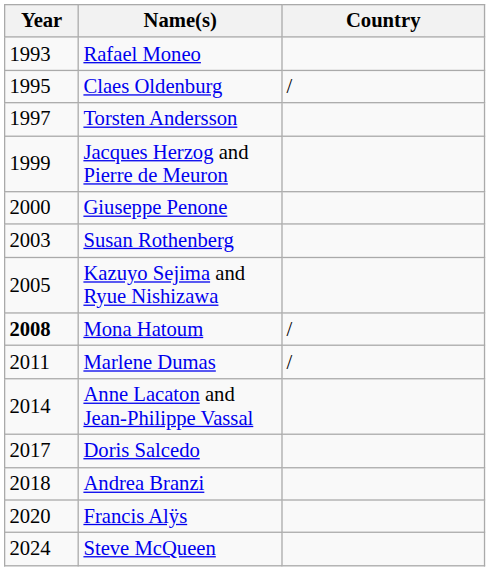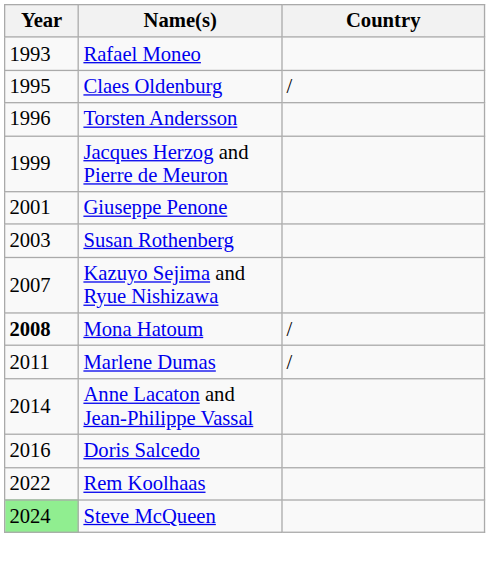(30, 119) 1997 -> (30, 119) 1996
(30, 207) 2000 -> (30, 207) 2001
(30, 284) 2005 -> (30, 284) 2007
(30, 450) 2017 -> (30, 450) 2016
- row: (144, 483)
- row: (135, 516)
+ row: (144, 483)
(30, 548) no background -> (30, 516) lightgreen background
